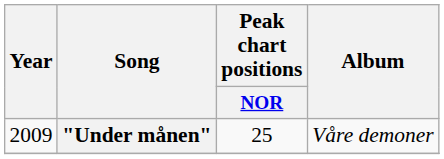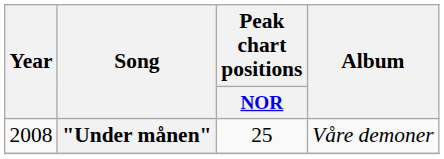(31, 135) 2009 -> (31, 135) 2008
